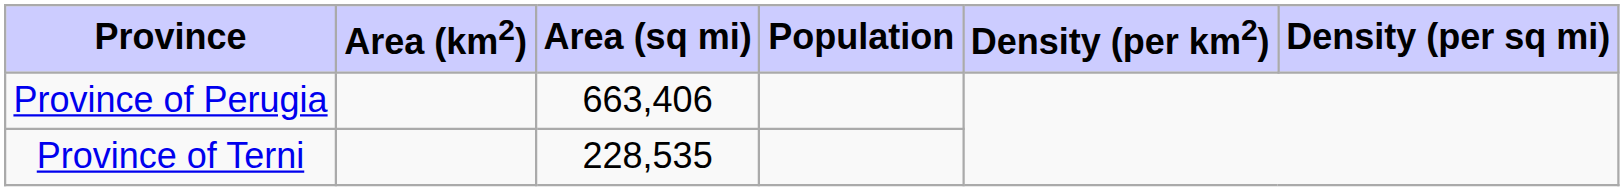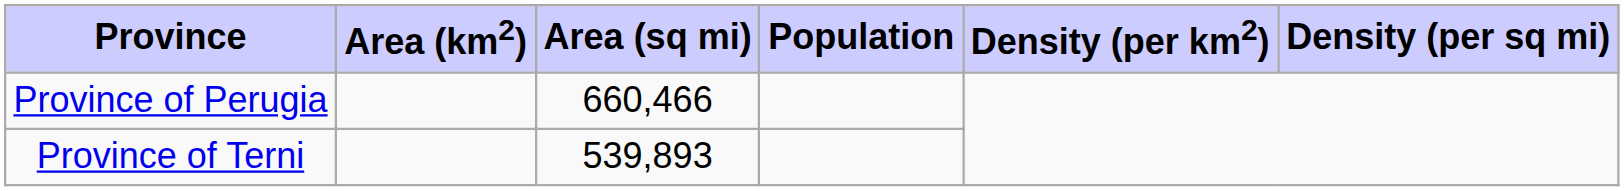(648, 99) 663,406 -> (648, 99) 660,466
(648, 156) 228,535 -> (648, 156) 539,893
